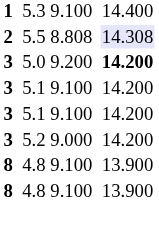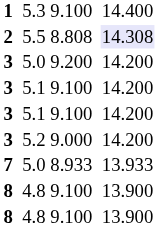(128, 62) bold -> (128, 62) normal
+ row: (34, 165)
